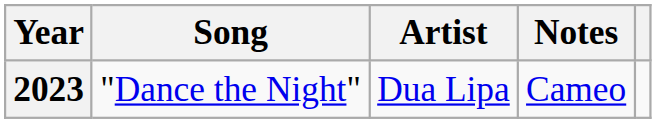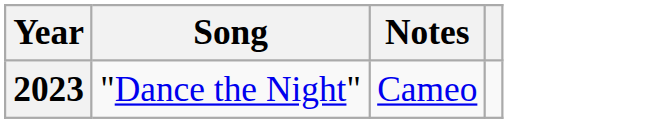- column: (443, 32)
